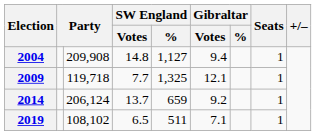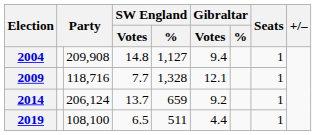(88, 78) 119,718 -> (88, 78) 118,716
(172, 78) 1,325 -> (172, 78) 1,328
(88, 120) 108,102 -> (88, 120) 108,100
(219, 120) 7.1 -> (219, 120) 4.4
